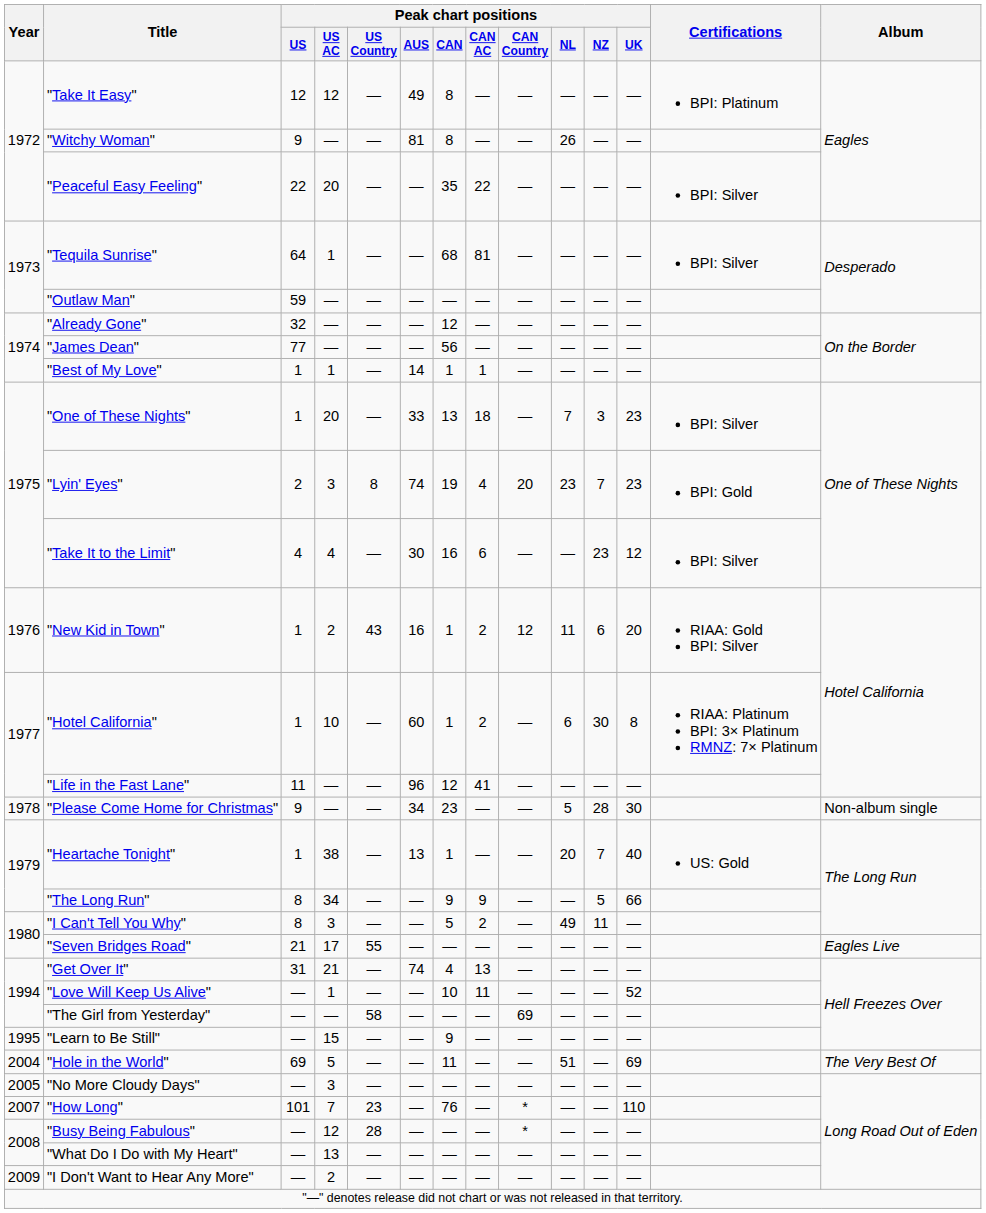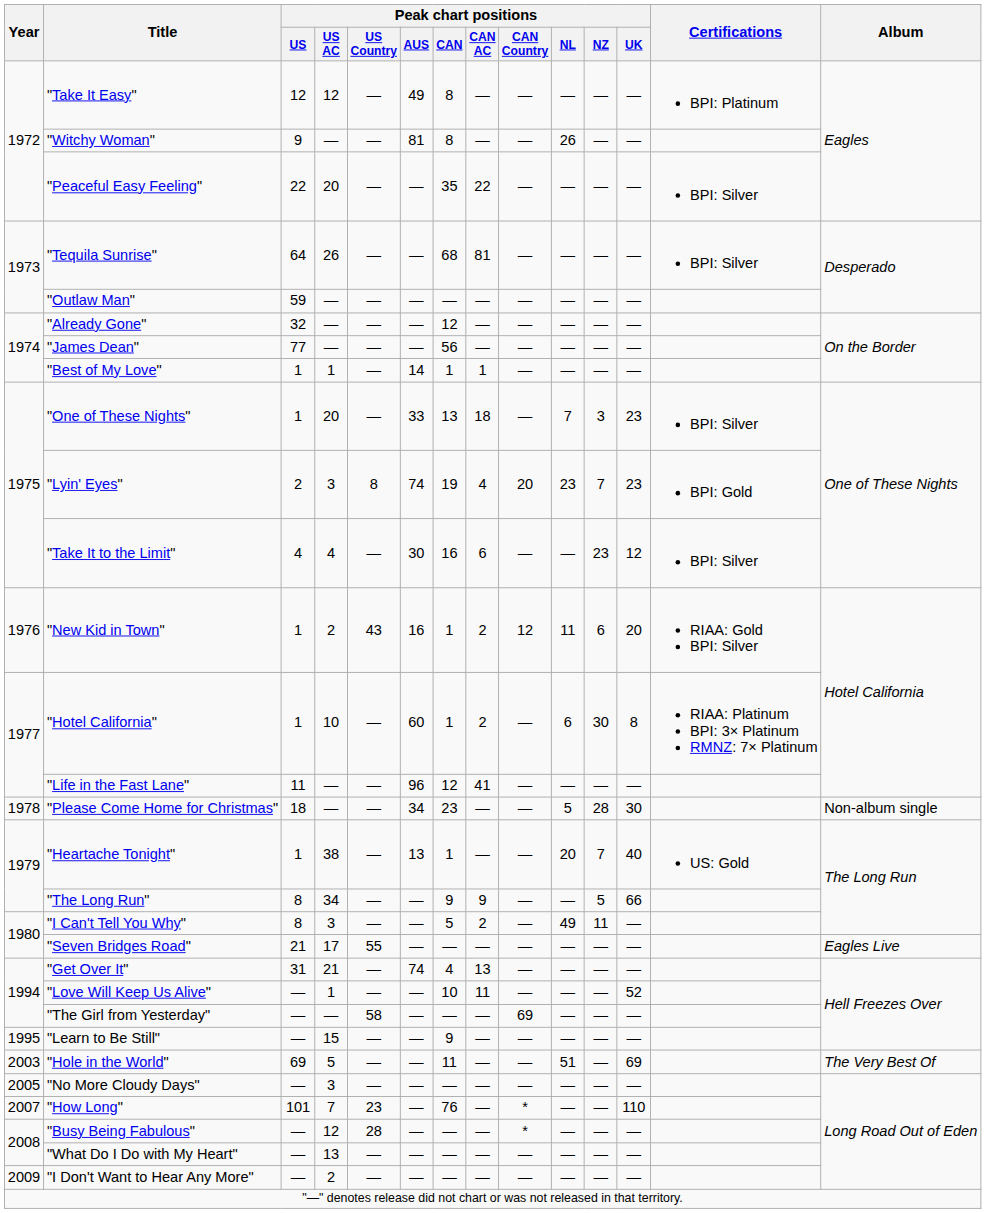(331, 255) 1 -> (331, 255) 26
(298, 808) 9 -> (298, 808) 18
(24, 1061) 2004 -> (24, 1061) 2003
